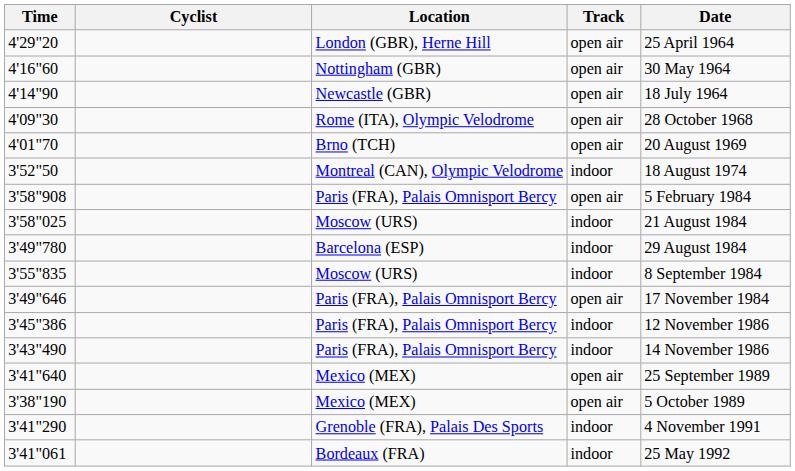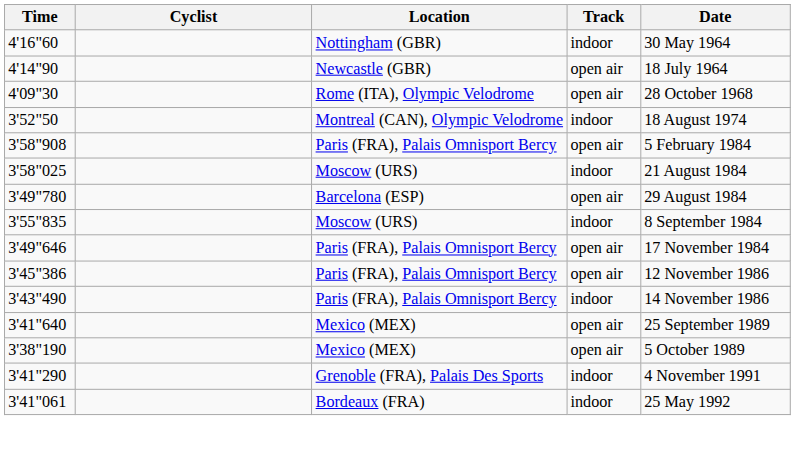- row: (33, 42)
(597, 68) open air -> (592, 42) indoor
- row: (33, 145)
(592, 247) indoor -> (597, 196) open air
(592, 324) indoor -> (597, 273) open air
